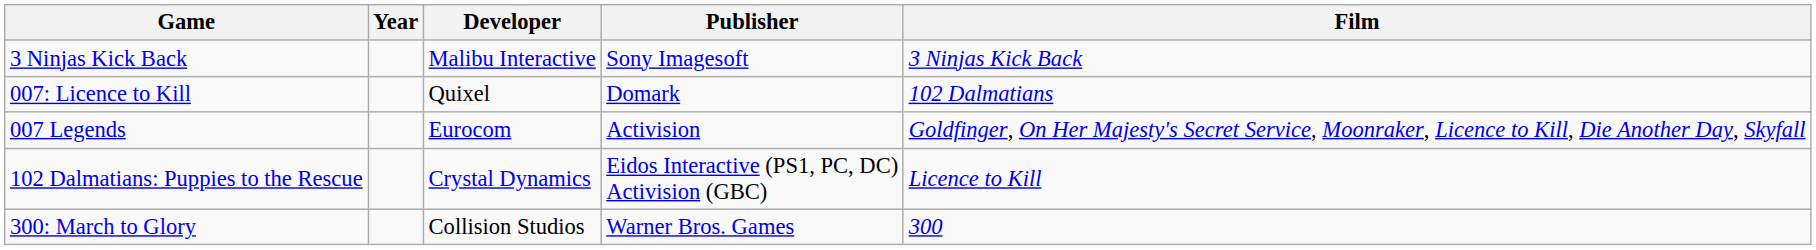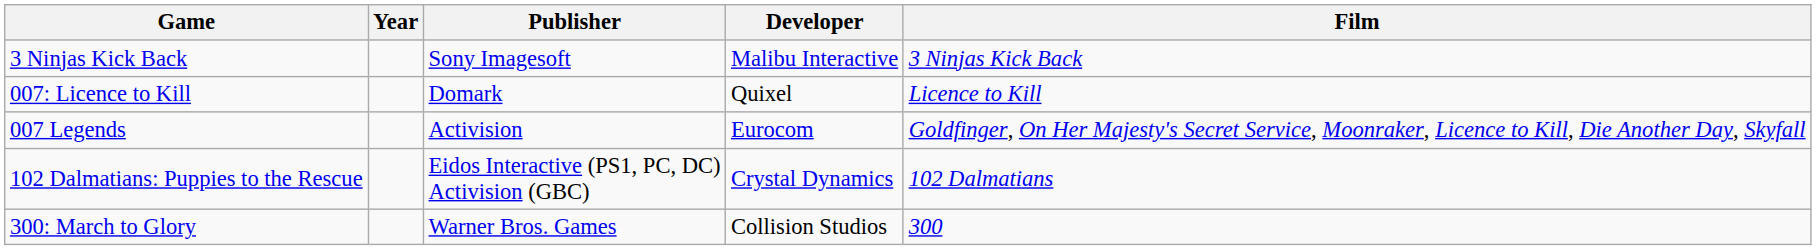columns swapped: (512, 22) <-> (752, 22)
(981, 93) 102 Dalmatians -> (975, 93) Licence to Kill
(975, 178) Licence to Kill -> (981, 178) 102 Dalmatians
